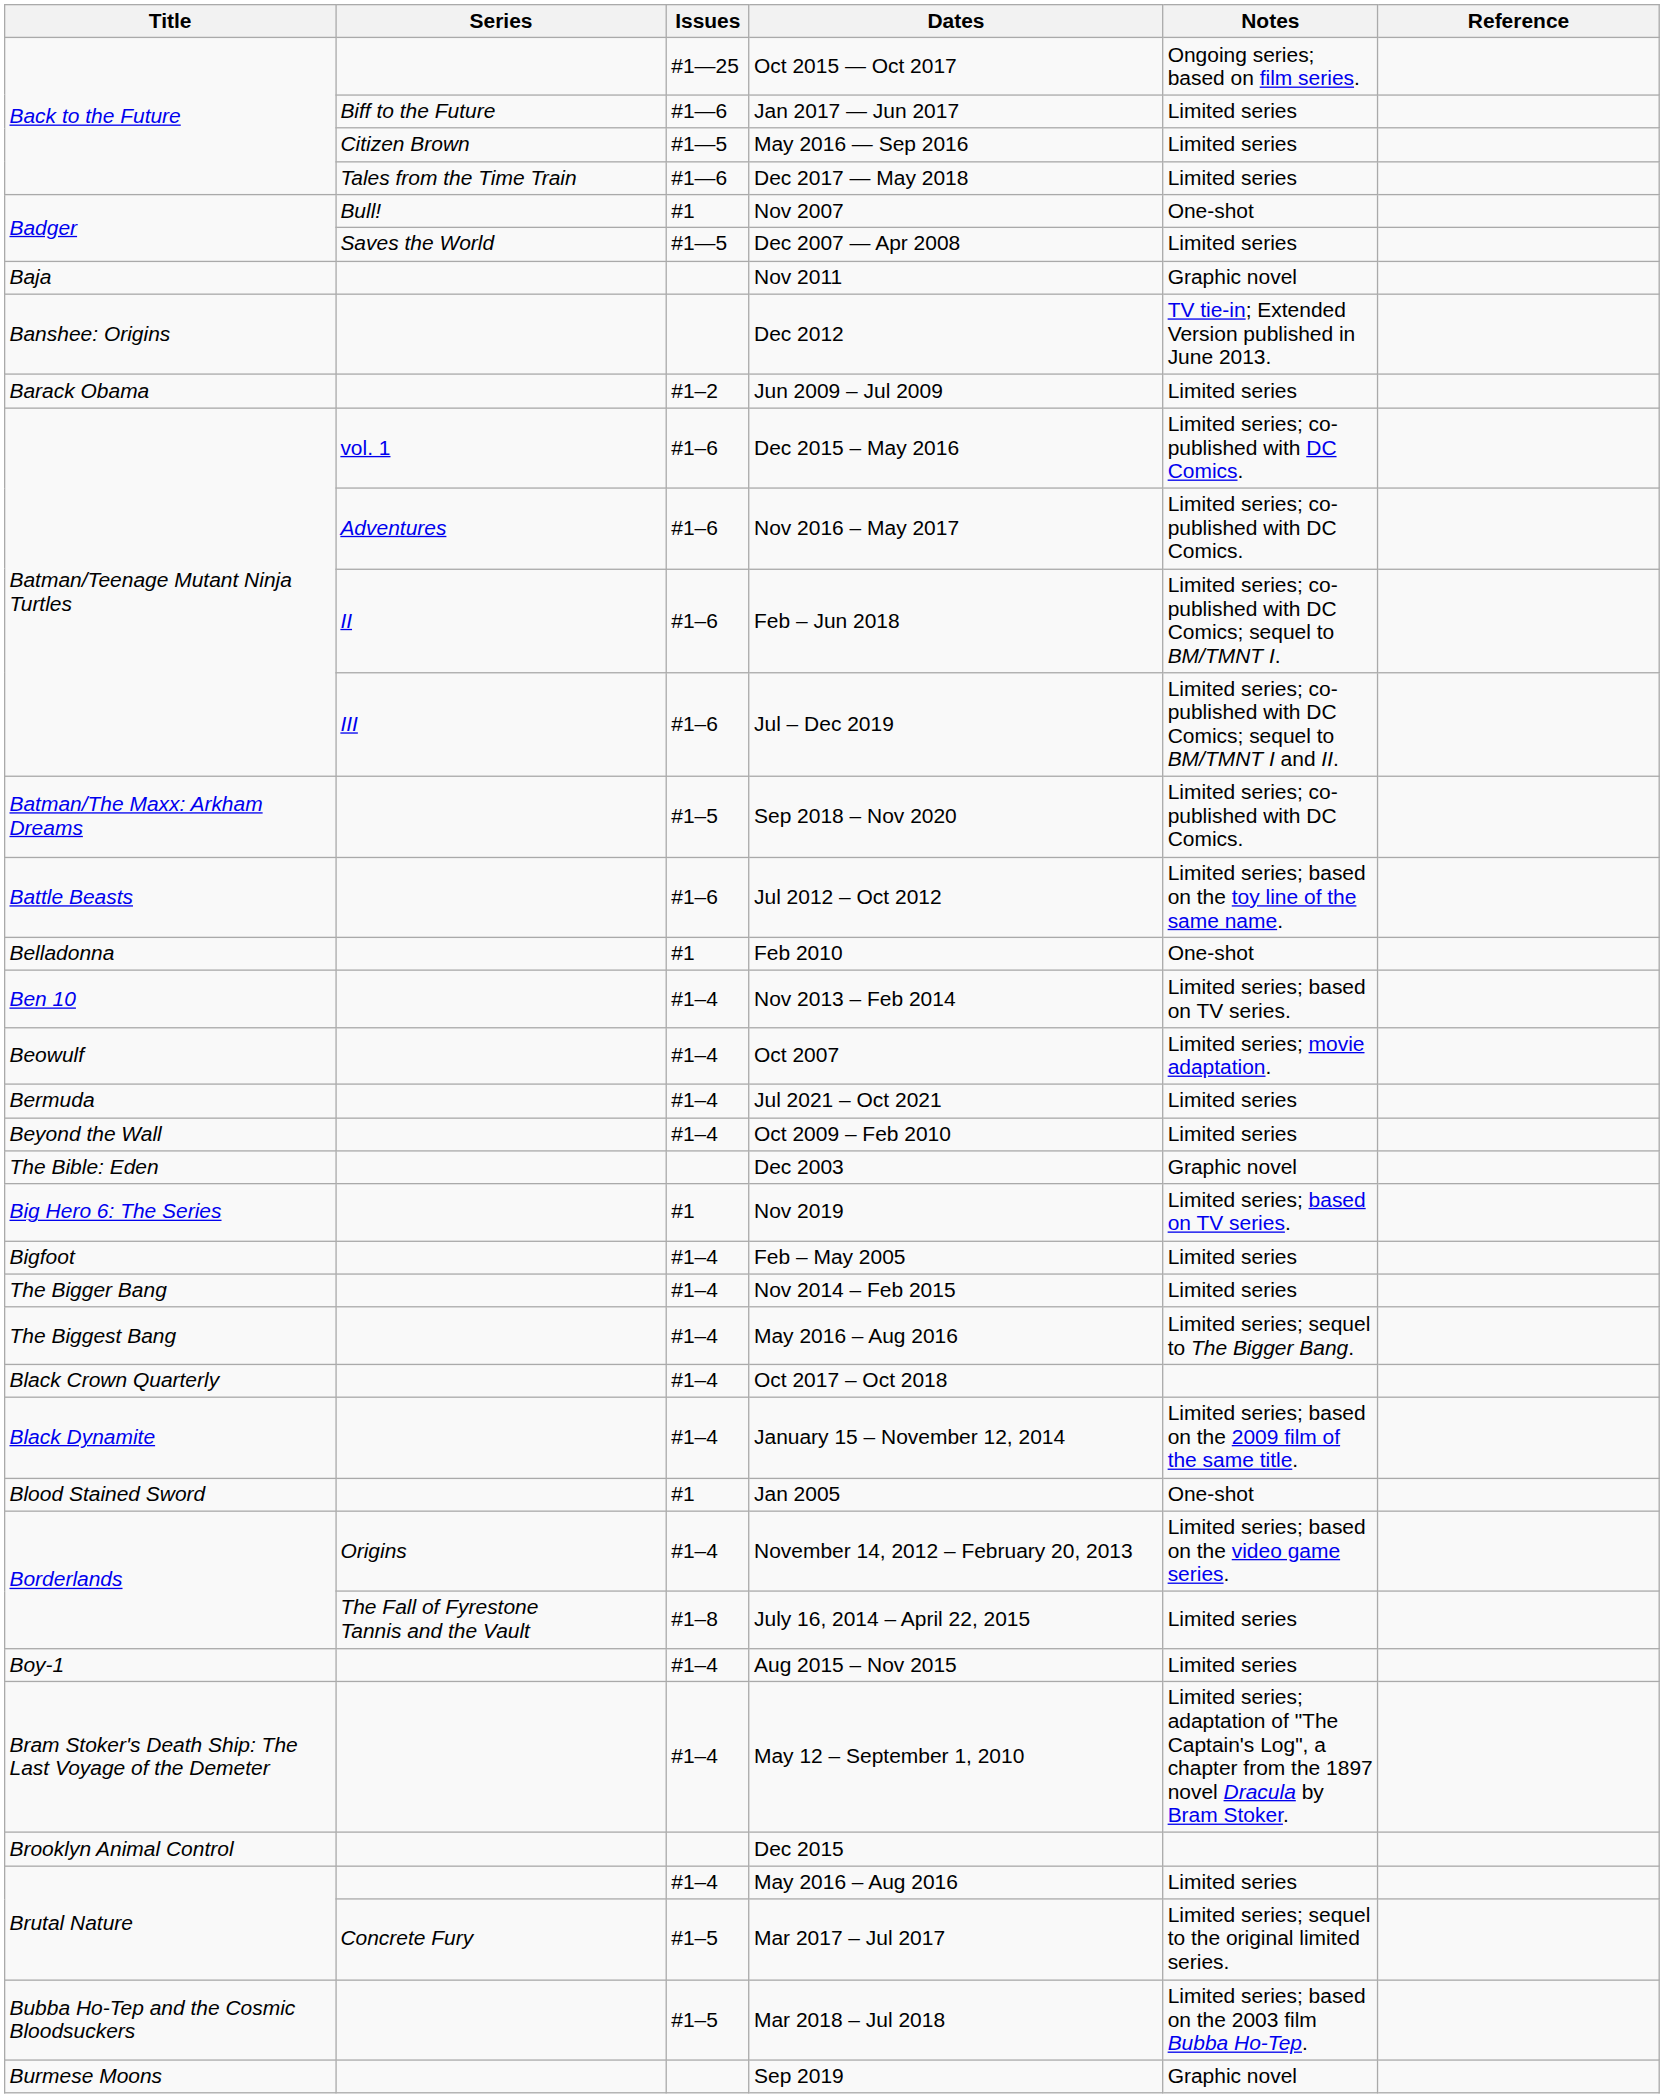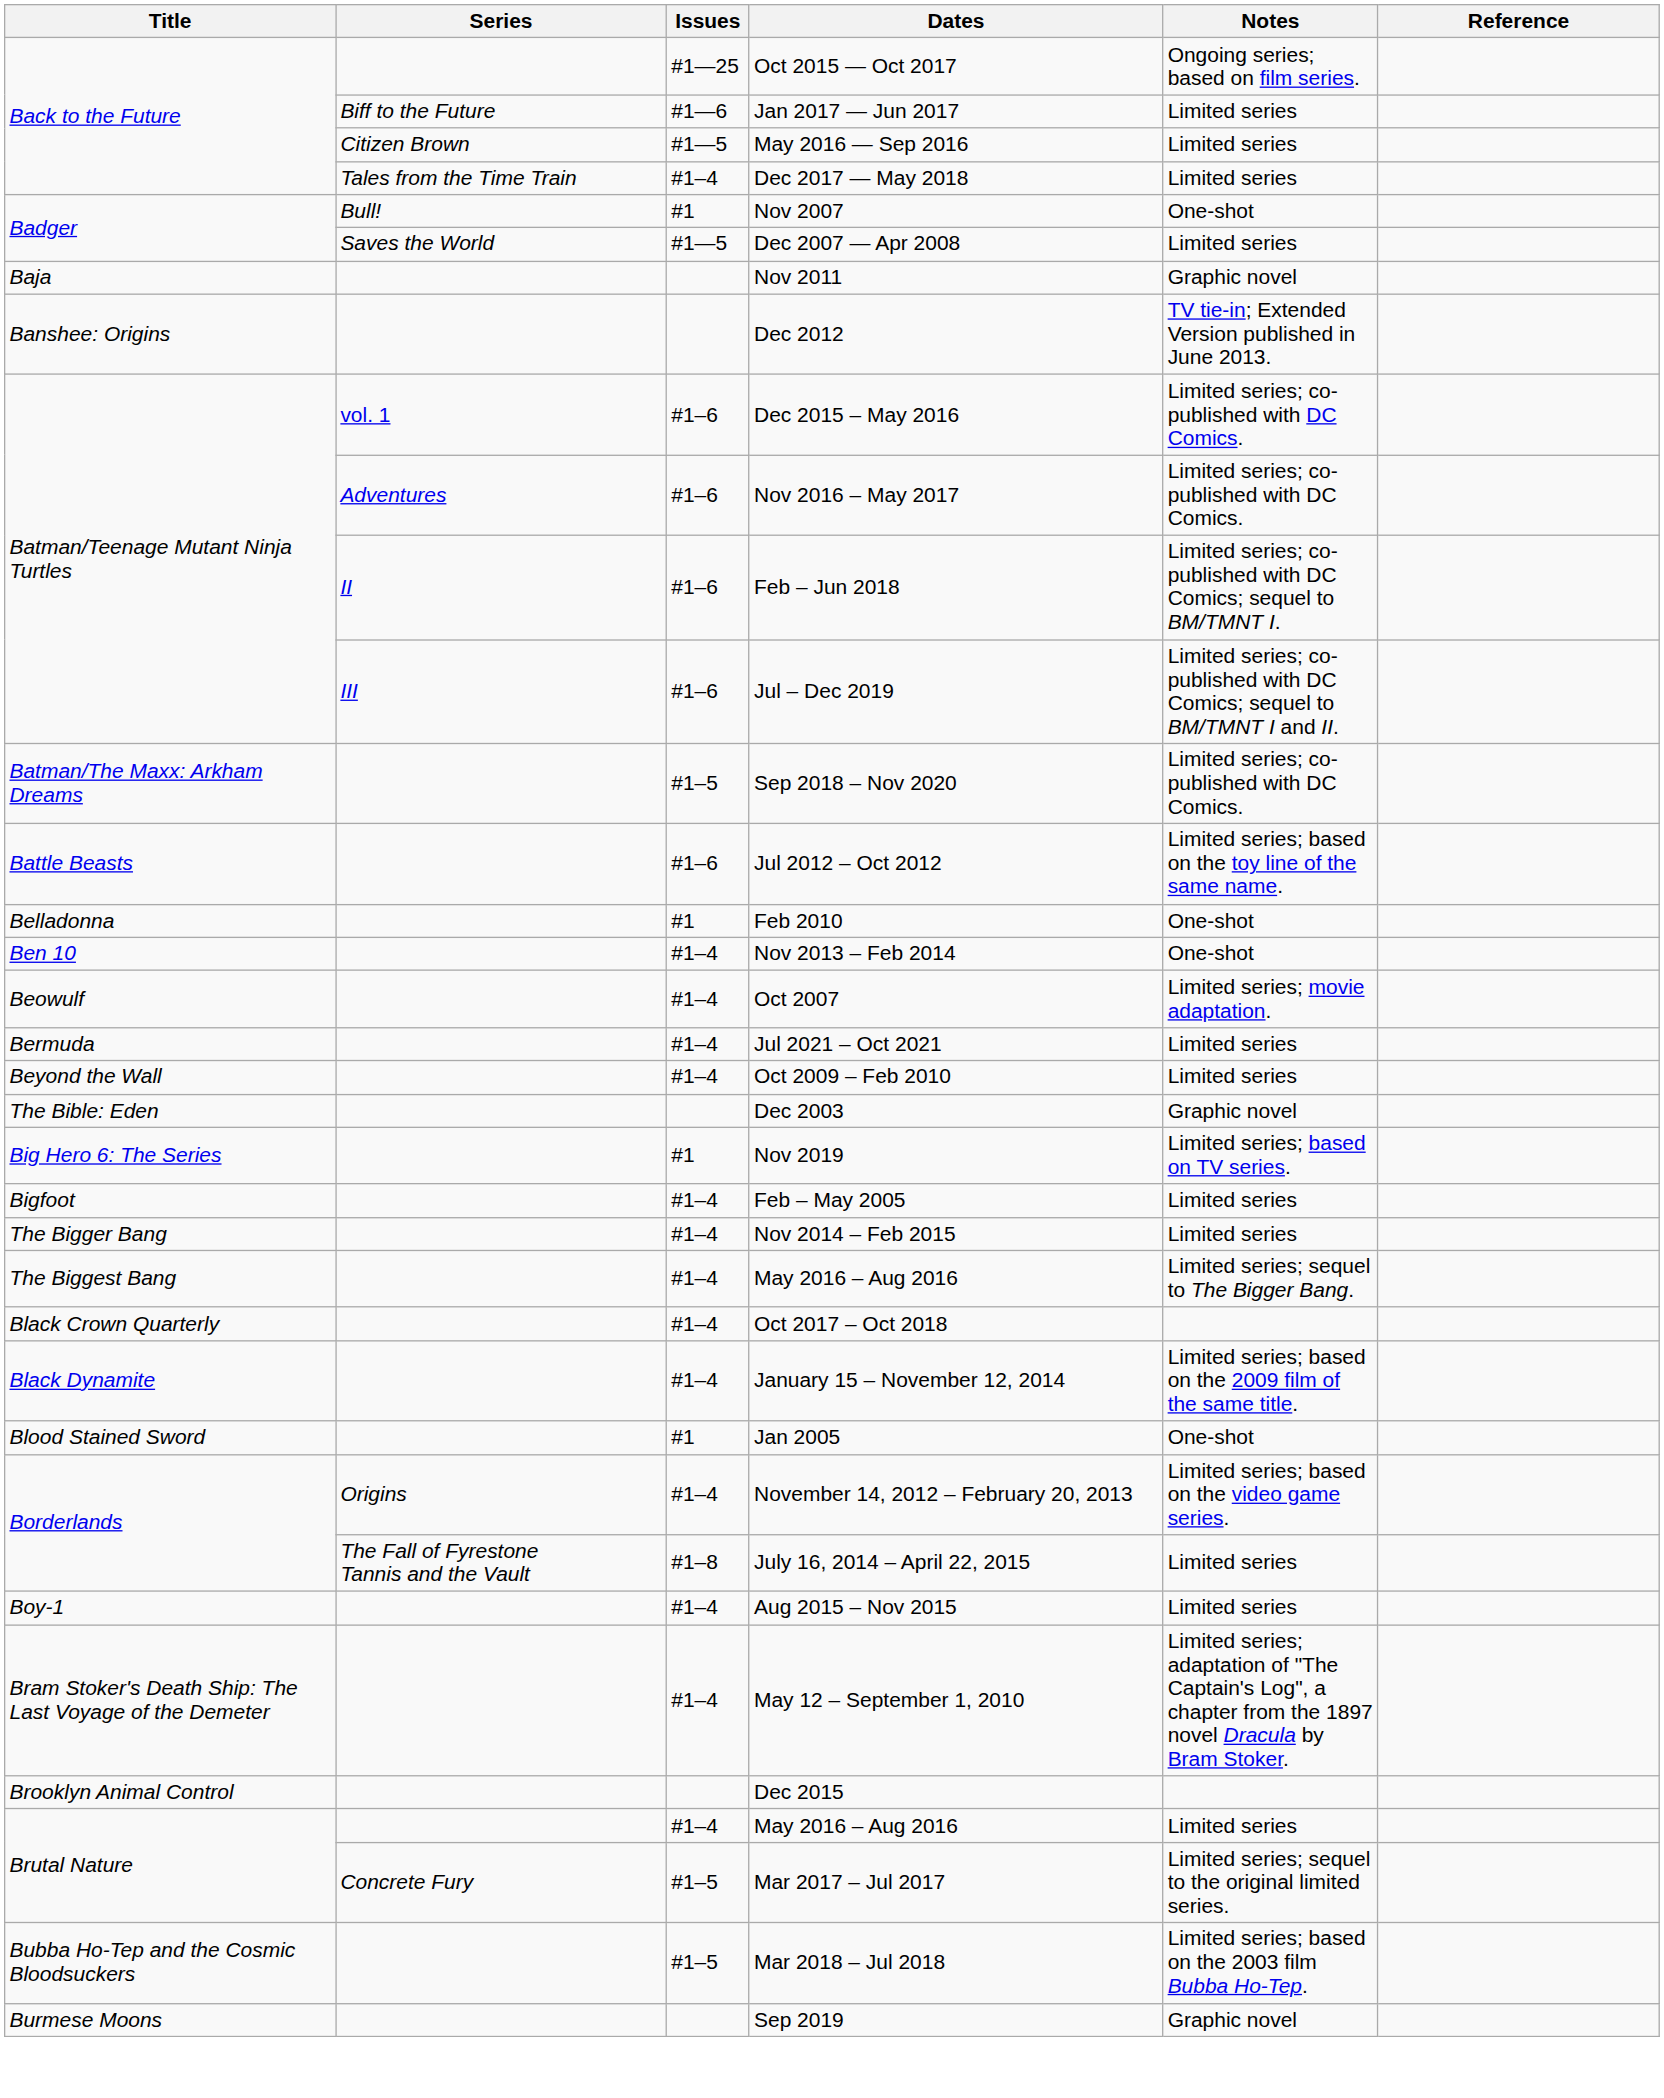(699, 177) #1—6 -> (695, 177) #1–4
- row: (79, 391)
(1267, 998) Limited series; based on TV series. -> (1211, 953) One-shot
